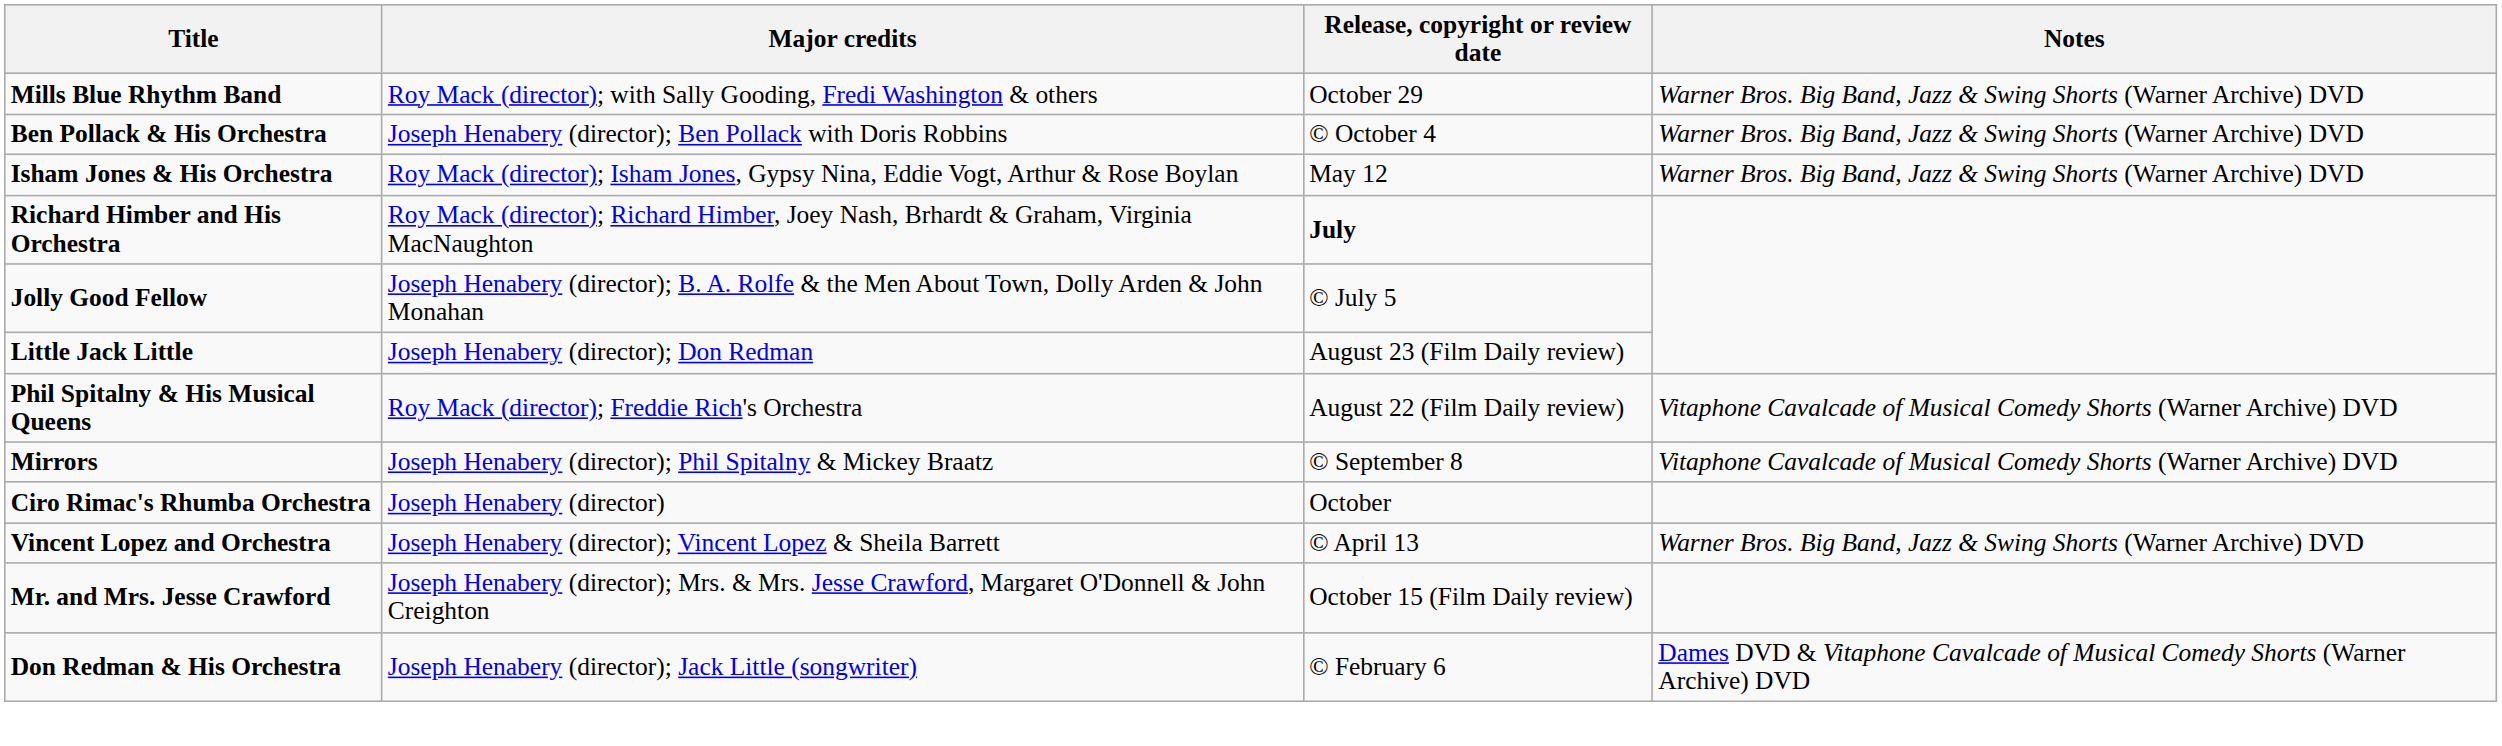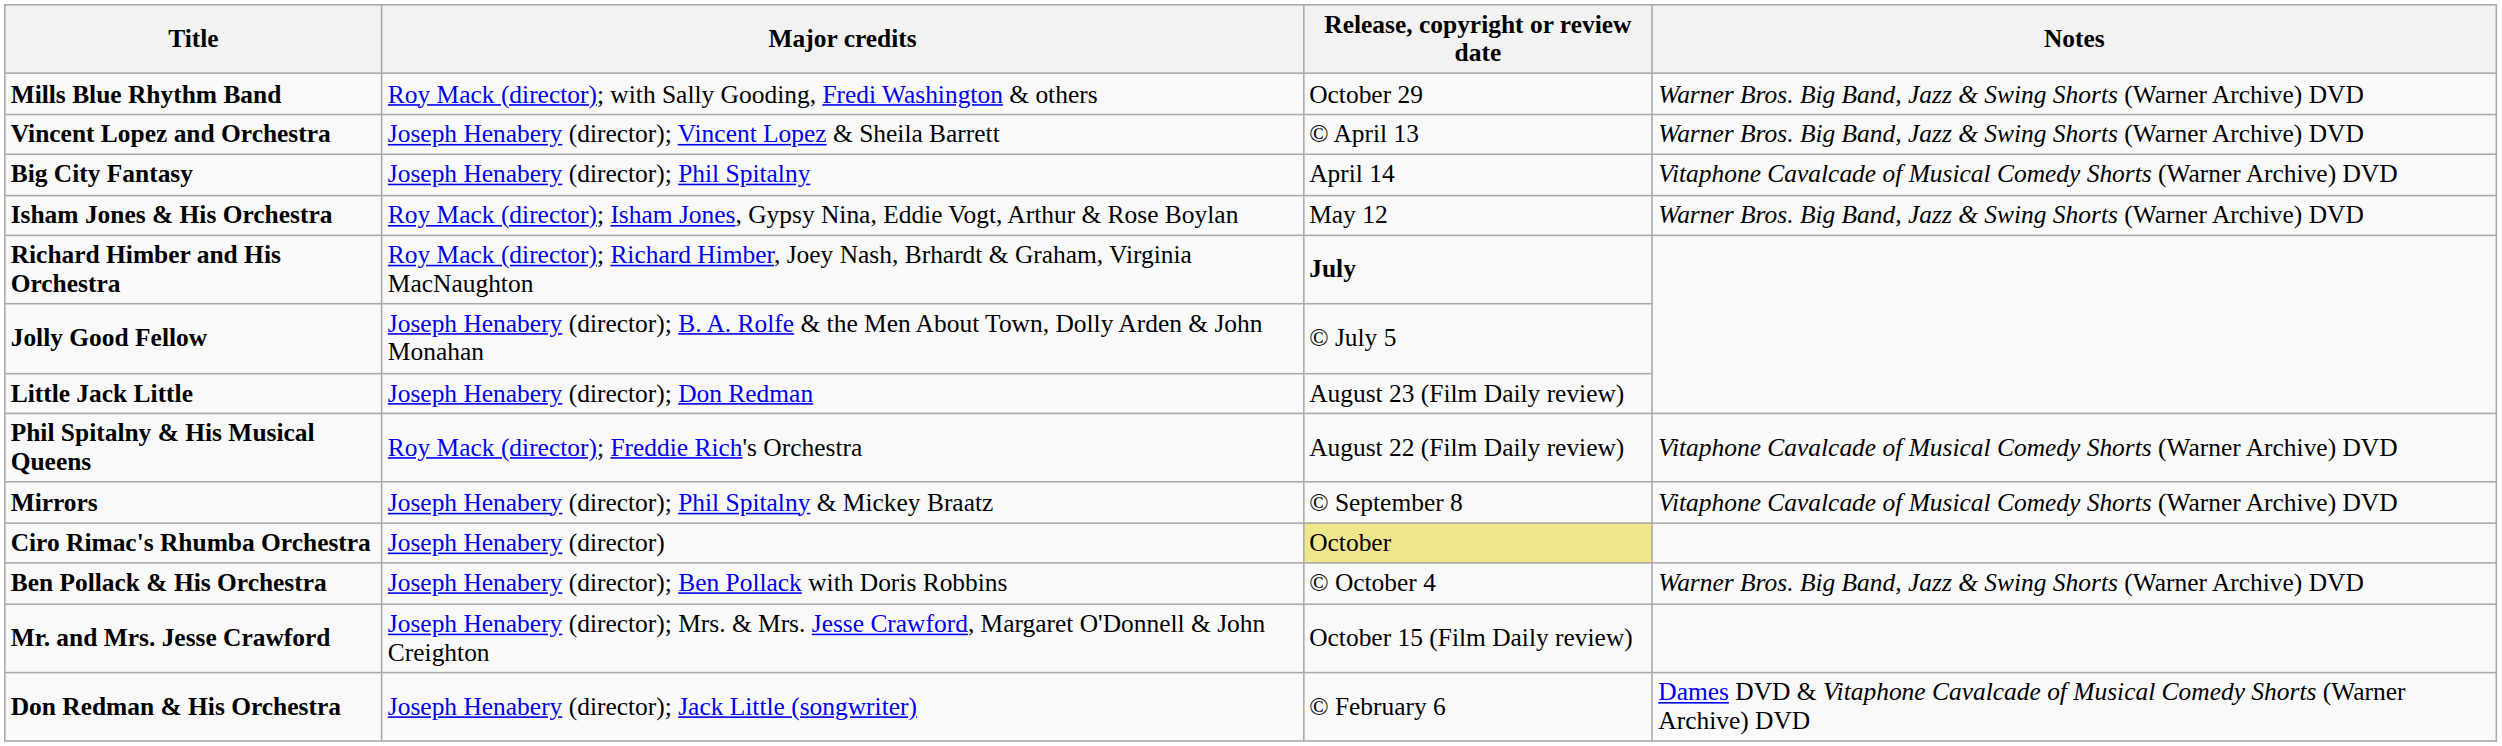rows swapped: (171, 542) <-> (169, 133)
+ row: (102, 174)
(1350, 502) no background -> (1350, 542) khaki background
